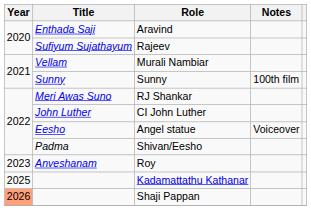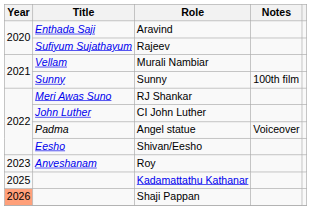(50, 130) Eesho -> (52, 130) Padma
(52, 146) Padma -> (50, 146) Eesho
